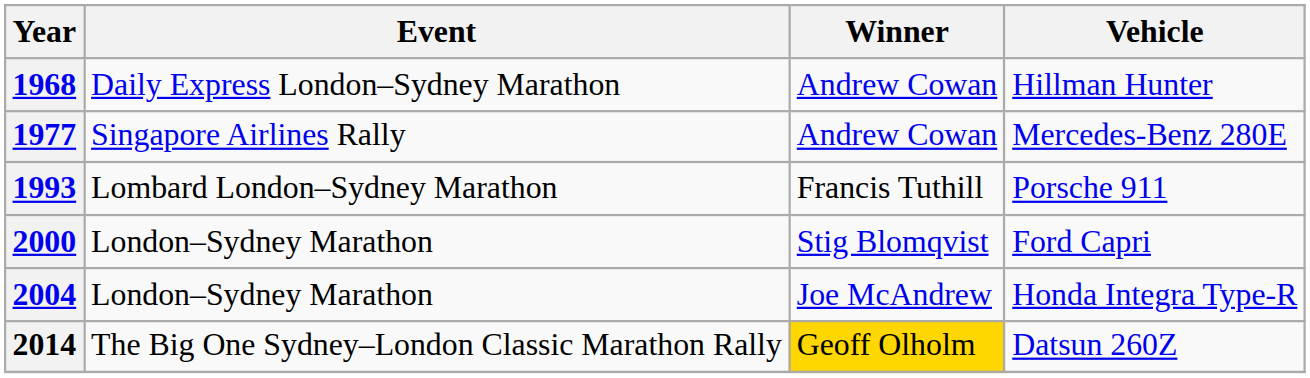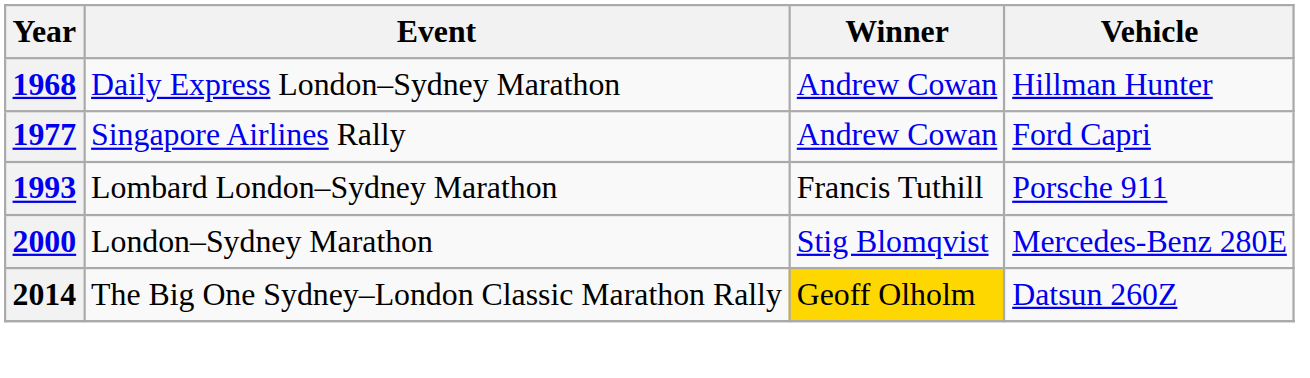(1150, 136) Mercedes-Benz 280E -> (1082, 136) Ford Capri
(1082, 241) Ford Capri -> (1150, 241) Mercedes-Benz 280E
- row: (44, 293)
